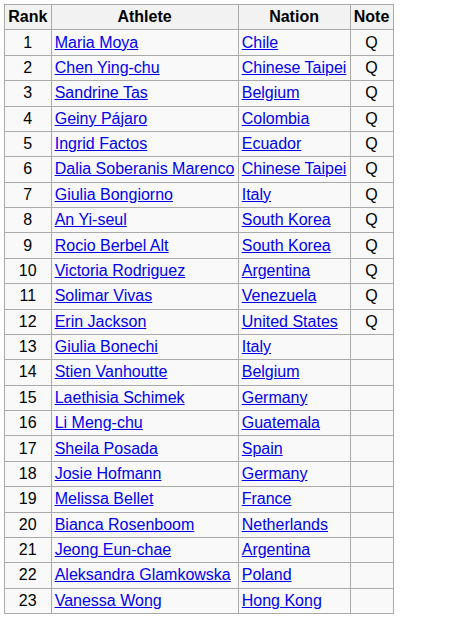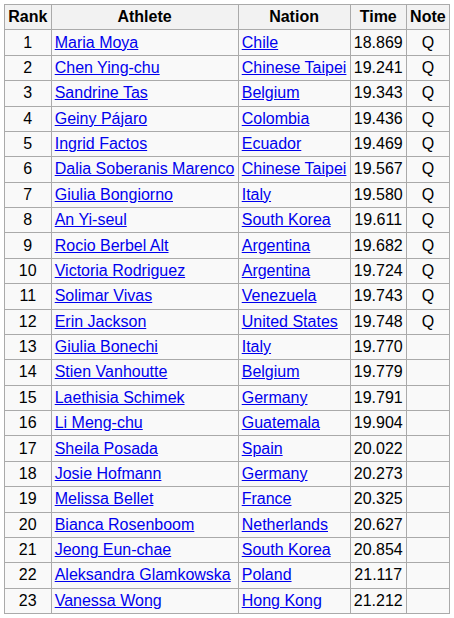+ column: (378, 17)
(286, 245) South Korea -> (276, 245) Argentina
(276, 550) Argentina -> (286, 550) South Korea
